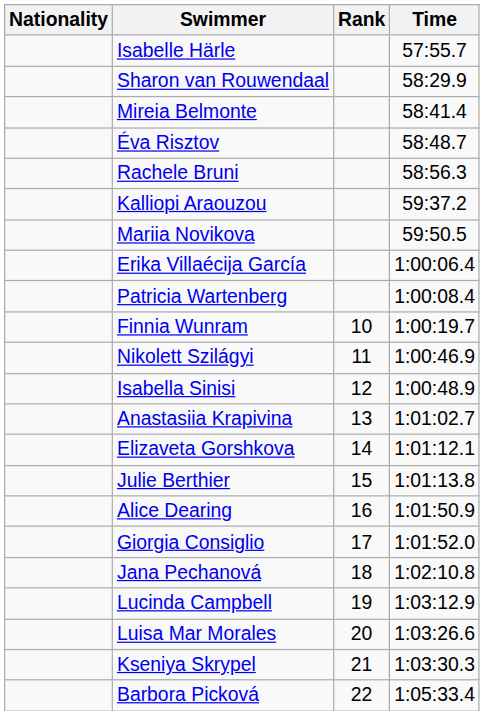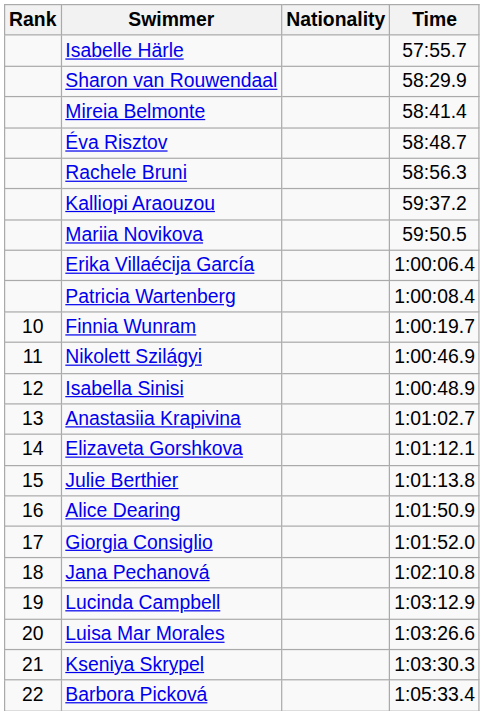columns swapped: (362, 19) <-> (59, 19)
